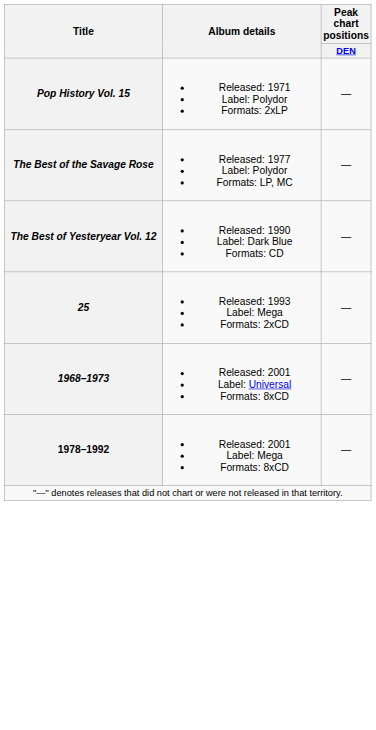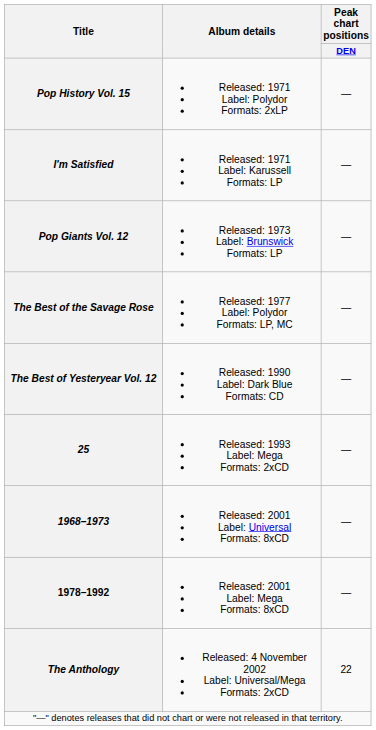+ row: (83, 165)
+ row: (83, 236)
+ row: (83, 669)
